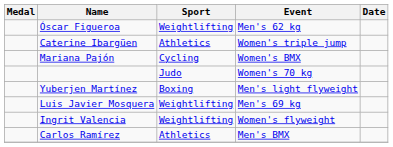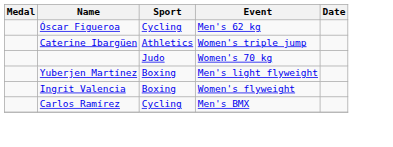(196, 28) Weightlifting -> (162, 28) Cycling
- row: (77, 58)
- row: (97, 105)
(196, 120) Weightlifting -> (159, 89) Boxing
(185, 135) Athletics -> (162, 105) Cycling
